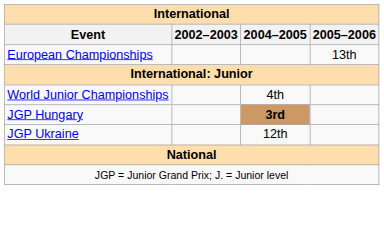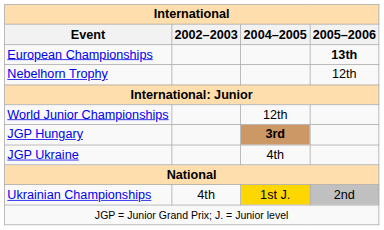(344, 54) normal -> (344, 54) bold
+ row: (58, 74)
(275, 94) 4th -> (275, 114) 12th
(275, 134) 12th -> (275, 154) 4th
+ row: (79, 194)
